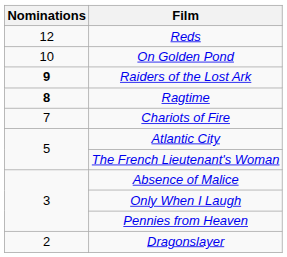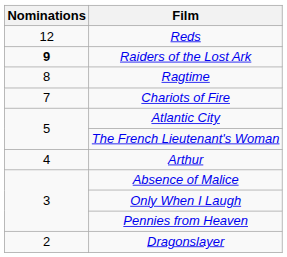- row: (186, 56)
(47, 97) bold -> (47, 77) normal
+ row: (186, 159)
